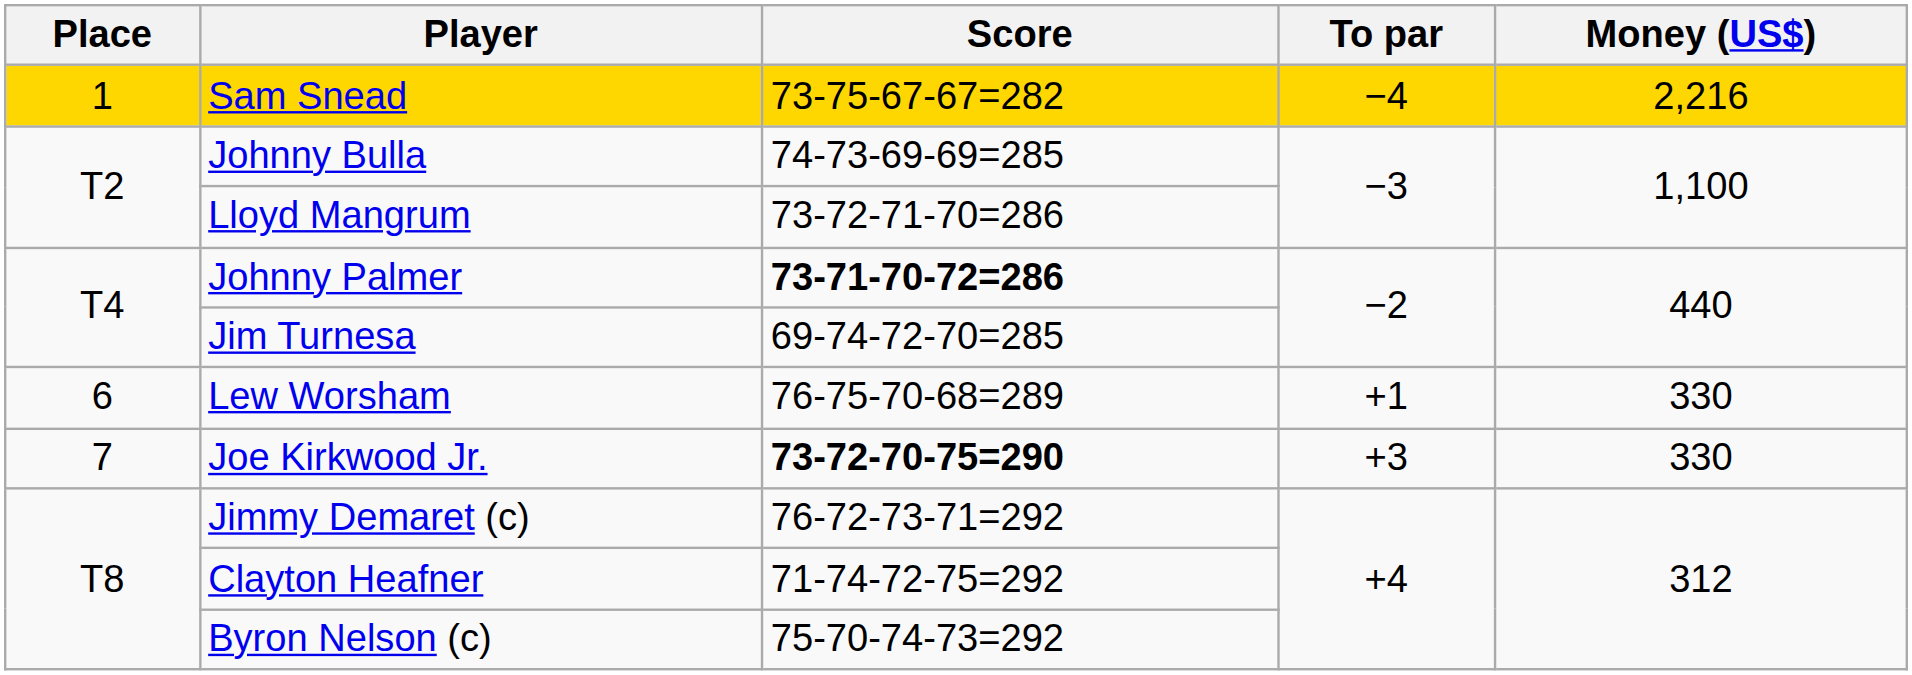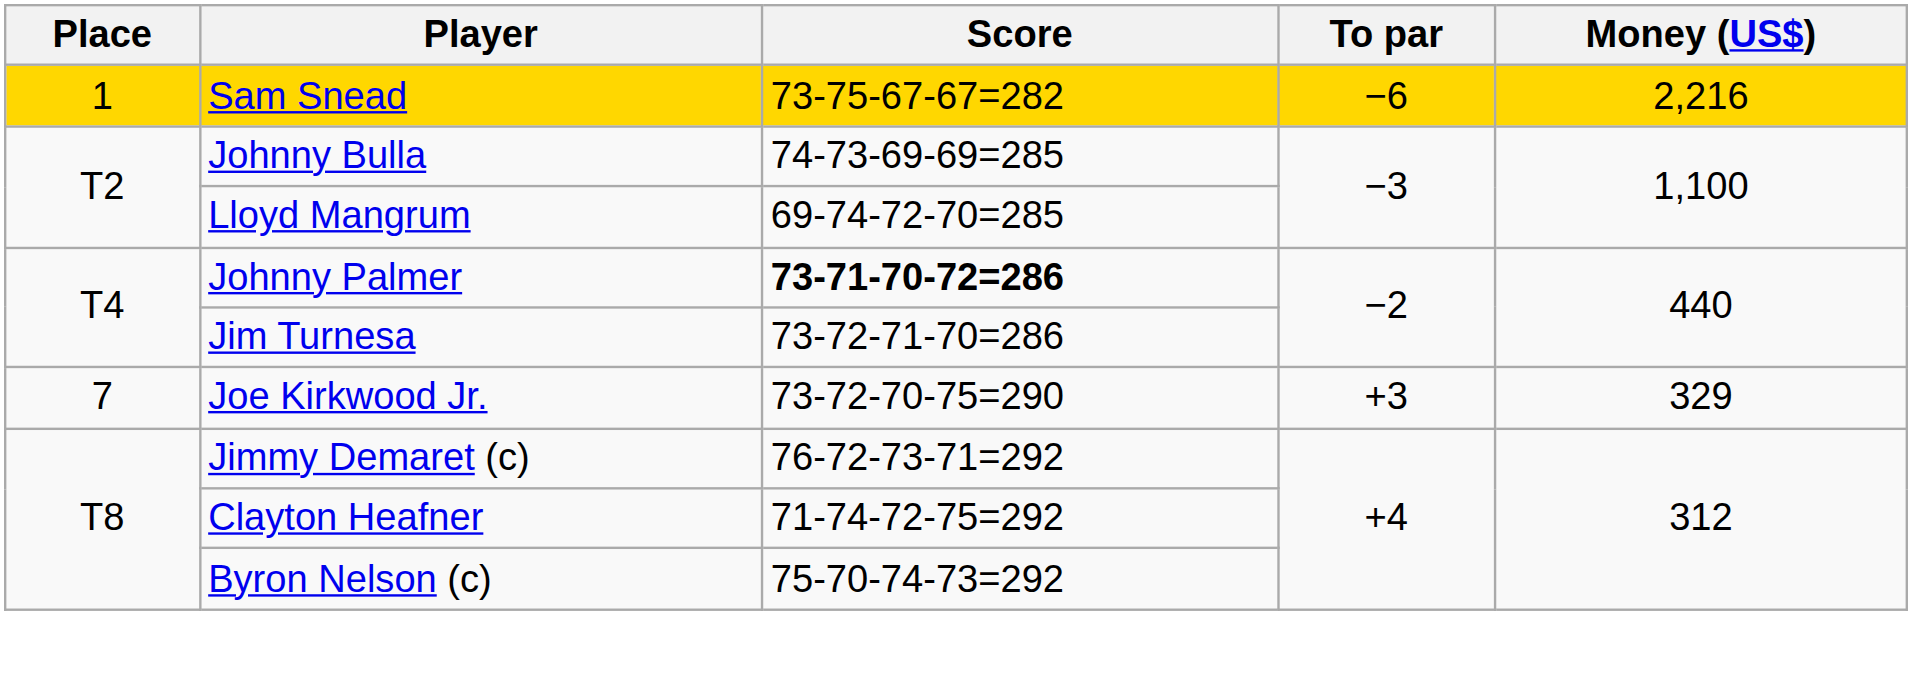(1386, 95) −4 -> (1386, 95) −6
(917, 215) 73-72-71-70=286 -> (917, 215) 69-74-72-70=285
(917, 336) 69-74-72-70=285 -> (917, 336) 73-72-71-70=286
- row: (330, 397)
(917, 457) bold -> (917, 397) normal
(1701, 457) 330 -> (1701, 397) 329
